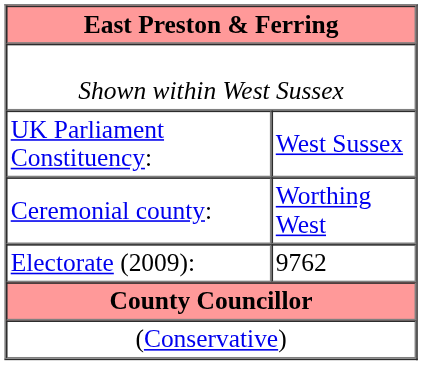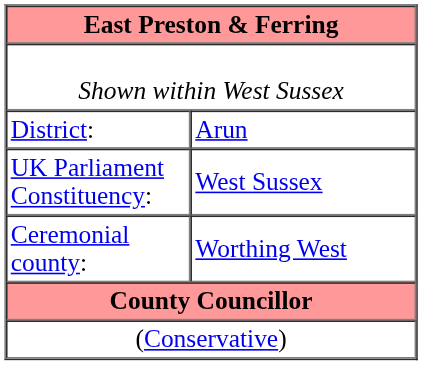+ row: (52, 129)
- row: (103, 262)
